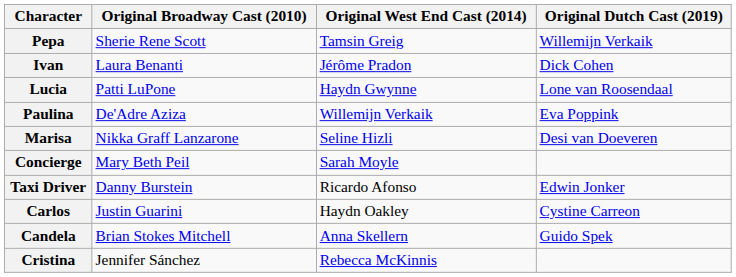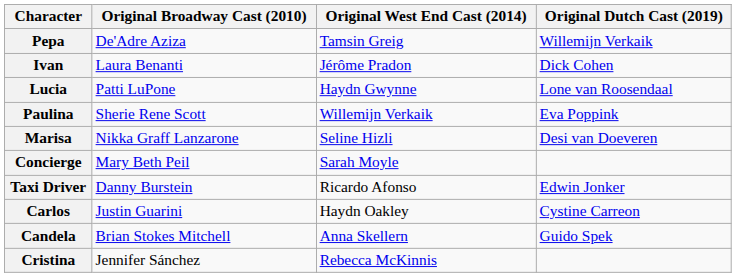(151, 41) Sherie Rene Scott -> (141, 41) De'Adre Aziza
(141, 114) De'Adre Aziza -> (151, 114) Sherie Rene Scott
